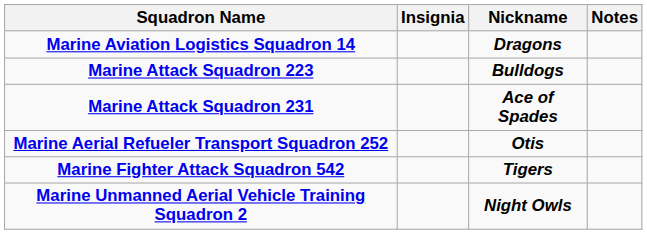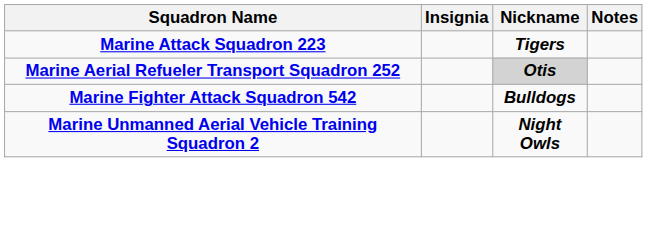- row: (201, 44)
(528, 71) Bulldogs -> (540, 44) Tigers
- row: (201, 107)
(528, 143) no background -> (540, 71) lightgrey background
(528, 169) Tigers -> (540, 97) Bulldogs
